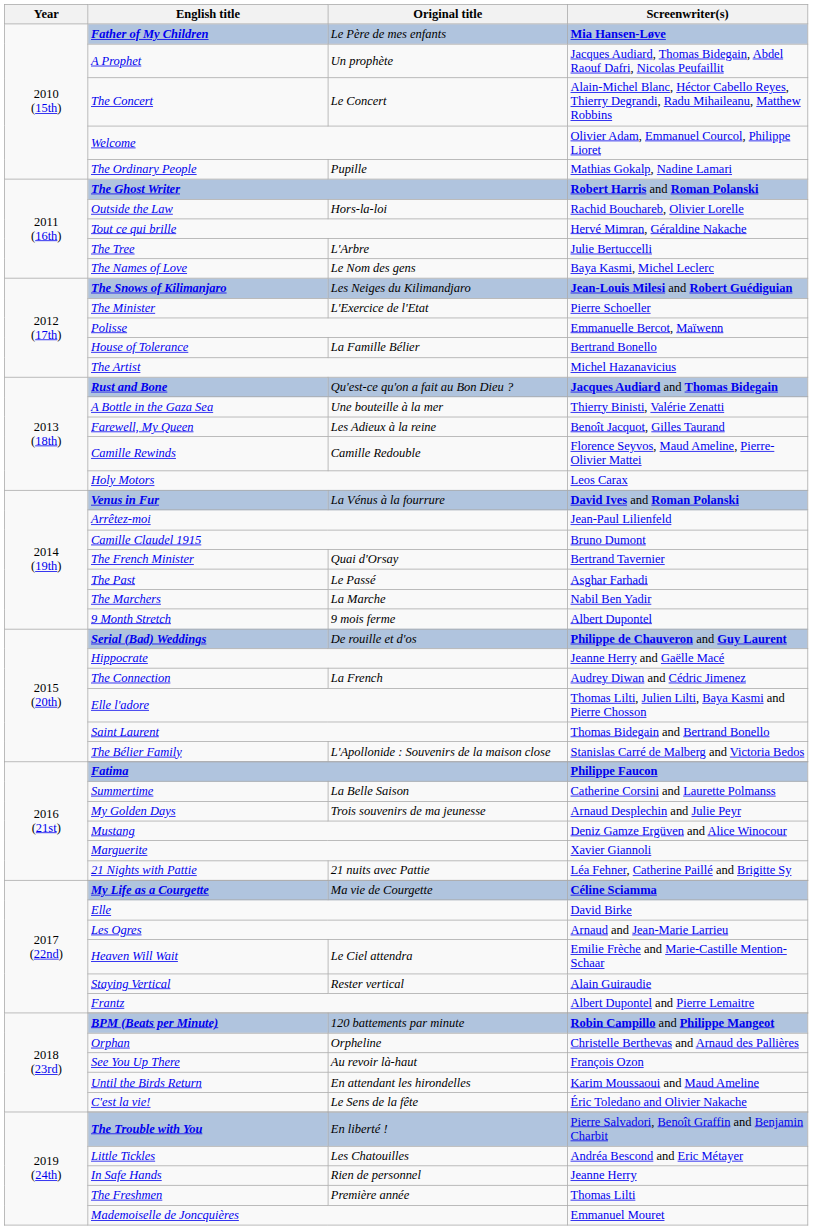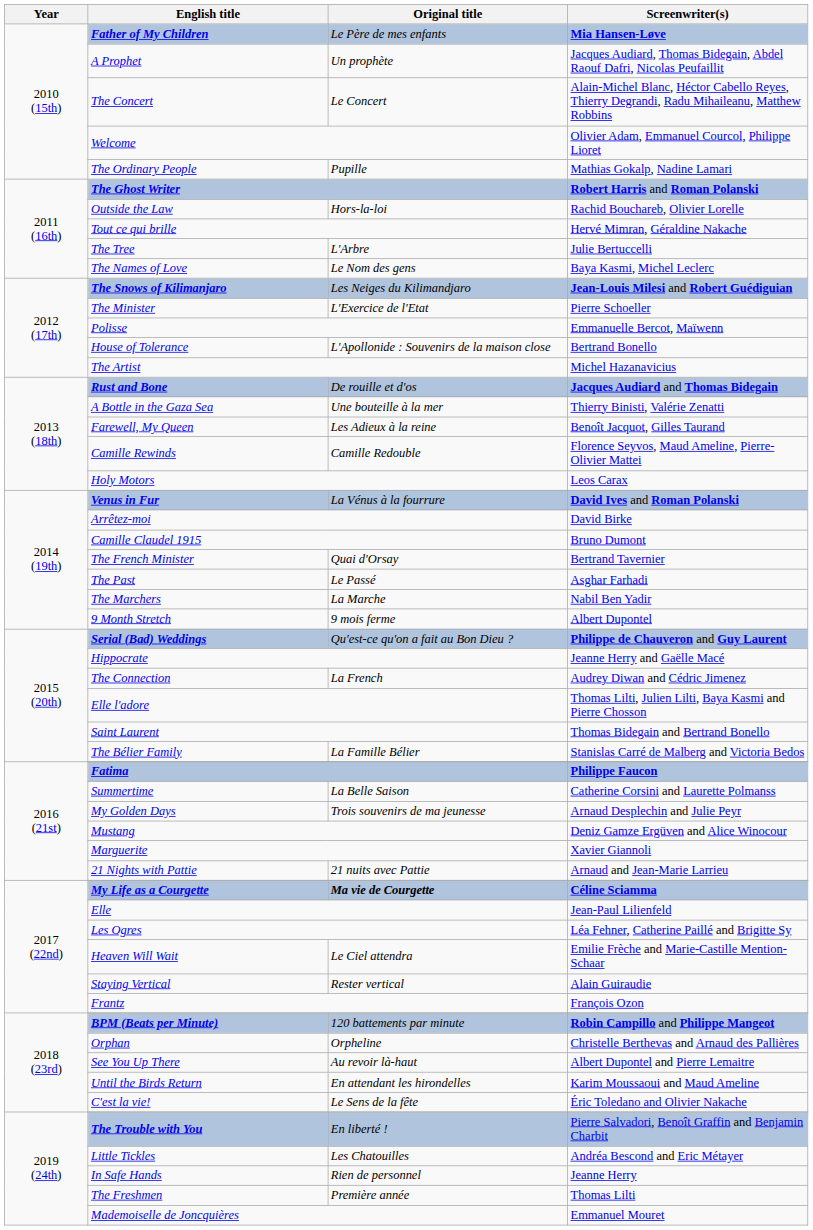(375, 347) La Famille Bélier -> (441, 347) L'Apollonide : Souvenirs de la maison close
(422, 387) Qu'est-ce qu'on a fait au Bon Dieu ? -> (374, 387) De rouille et d'os
(621, 520) Jean-Paul Lilienfeld -> (601, 520) David Birke
(374, 638) De rouille et d'os -> (422, 638) Qu'est-ce qu'on a fait au Bon Dieu ?
(441, 751) L'Apollonide : Souvenirs de la maison close -> (375, 751) La Famille Bélier
(681, 870) Léa Fehner, Catherine Paillé and Brigitte Sy -> (649, 870) Arnaud and Jean-Marie Larrieu
(382, 890) normal -> (383, 890) bold
(601, 910) David Birke -> (621, 910) Jean-Paul Lilienfeld
(649, 929) Arnaud and Jean-Marie Larrieu -> (681, 929) Léa Fehner, Catherine Paillé and Brigitte Sy
(662, 1003) Albert Dupontel and Pierre Lemaitre -> (607, 1003) François Ozon
(607, 1062) François Ozon -> (662, 1062) Albert Dupontel and Pierre Lemaitre
